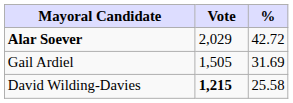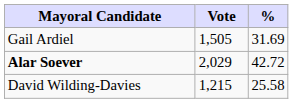rows swapped: (45, 39) <-> (41, 62)
(215, 86) bold -> (215, 86) normal
